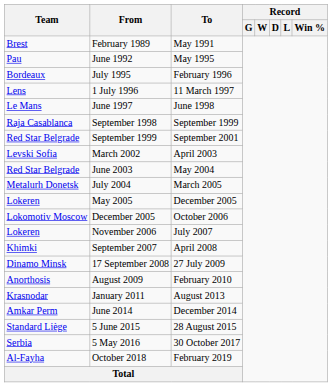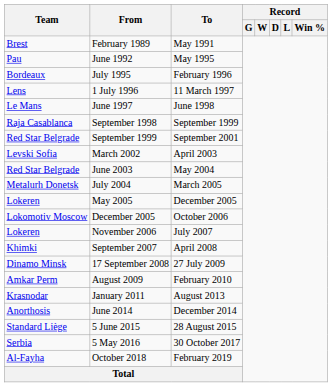(28, 279) Anorthosis -> (32, 279) Amkar Perm
(32, 311) Amkar Perm -> (28, 311) Anorthosis
